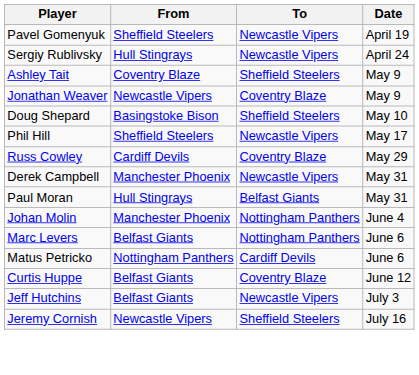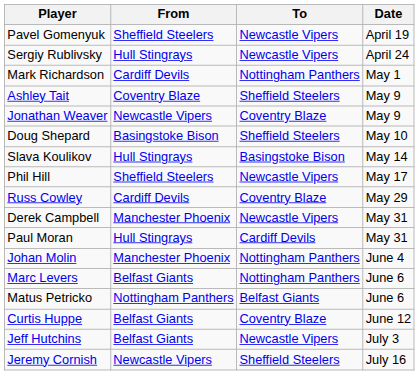+ row: (56, 75)
+ row: (49, 156)
(279, 197) Belfast Giants -> (277, 237) Cardiff Devils
(277, 258) Cardiff Devils -> (279, 298) Belfast Giants
